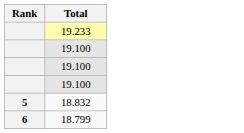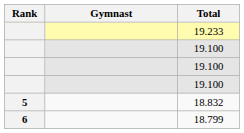+ column: (111, 13)
